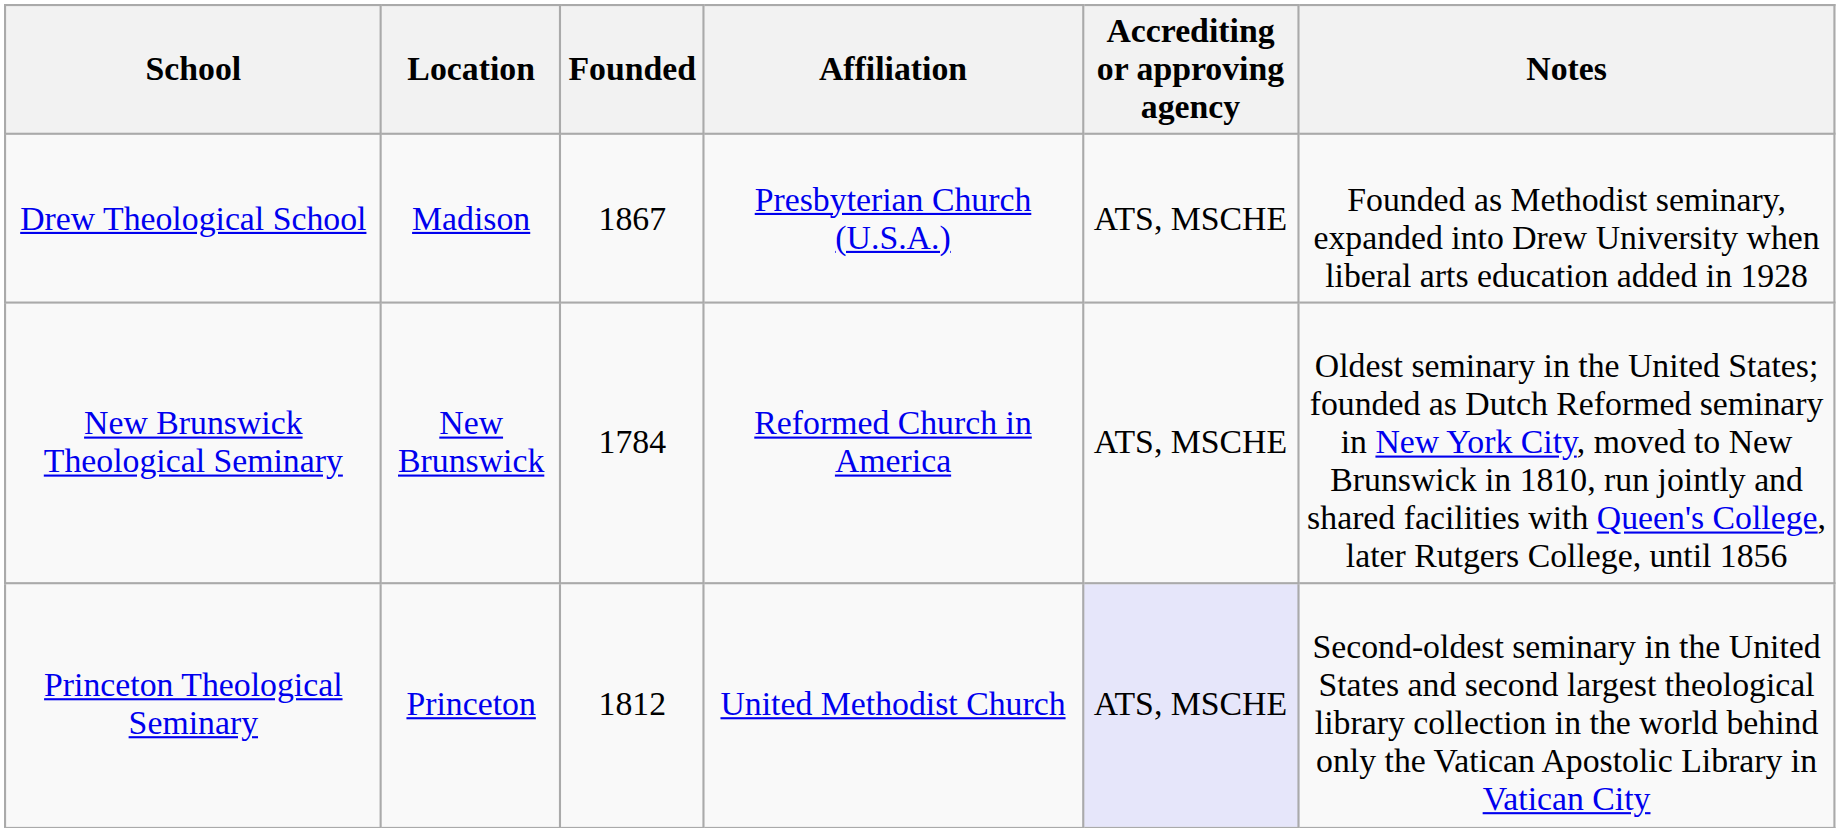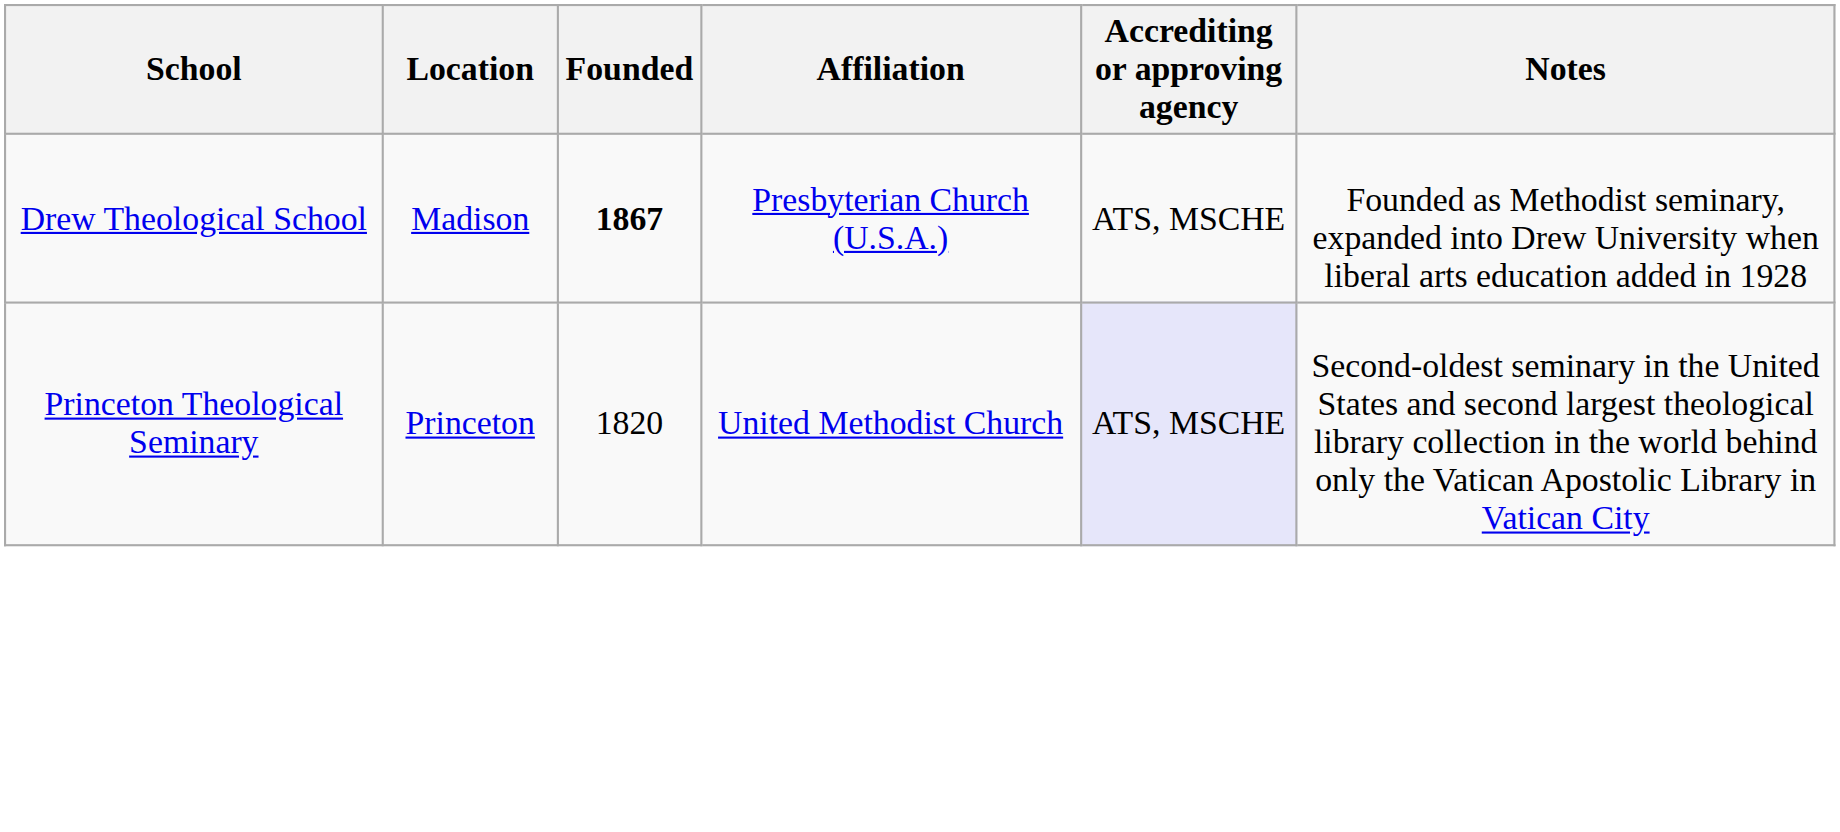(632, 217) normal -> (629, 217) bold
- row: (193, 442)
(632, 704) 1812 -> (629, 423) 1820
